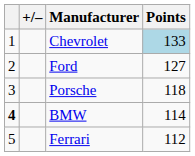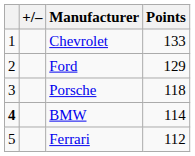(175, 41) lightblue background -> (175, 41) no background
(175, 66) 127 -> (175, 66) 129
